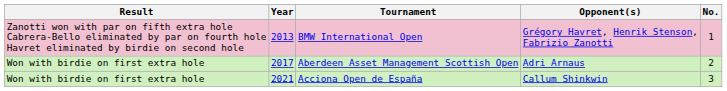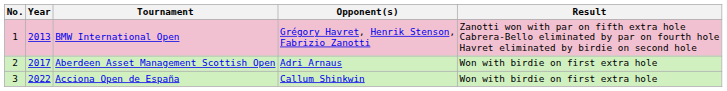columns swapped: (711, 12) <-> (137, 12)
(282, 79) 2021 -> (39, 79) 2022
